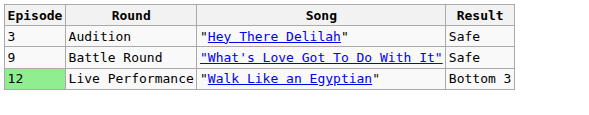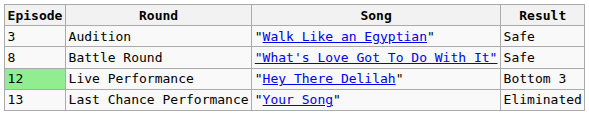(274, 36) "Hey There Delilah" -> (345, 36) "Walk Like an Egyptian"
(12, 57) 9 -> (12, 57) 8
(290, 79) "Walk Like an Egyptian" -> (329, 79) "Hey There Delilah"
+ row: (159, 100)
